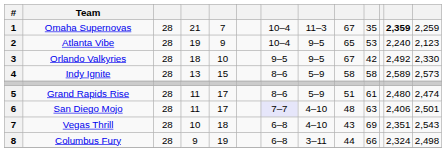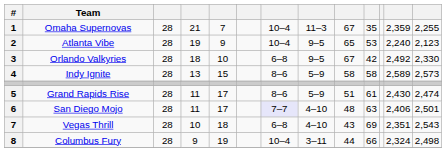(398, 28) bold -> (398, 28) normal
(427, 28) 2,259 -> (427, 28) 2,255
(279, 58) 9–5 -> (279, 58) 6–8
(398, 94) 2,480 -> (398, 94) 2,430
(279, 140) 6–8 -> (279, 140) 10–4
